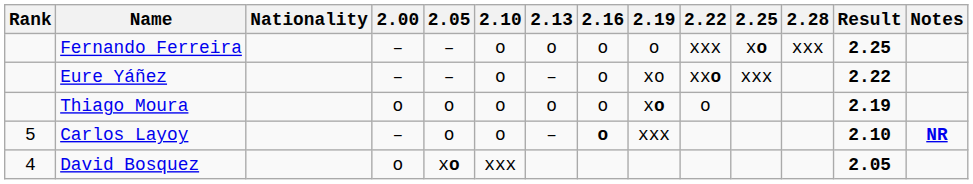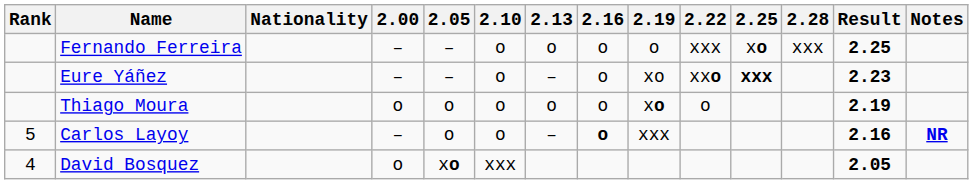(757, 77) normal -> (757, 77) bold
(870, 77) 2.22 -> (870, 77) 2.23
(870, 135) 2.10 -> (870, 135) 2.16
